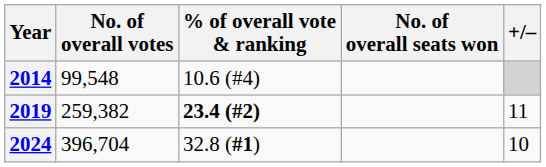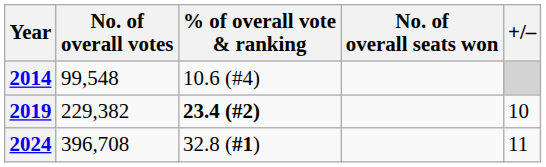(95, 111) 259,382 -> (95, 111) 229,382
(518, 111) 11 -> (518, 111) 10
(95, 144) 396,704 -> (95, 144) 396,708
(518, 144) 10 -> (518, 144) 11
